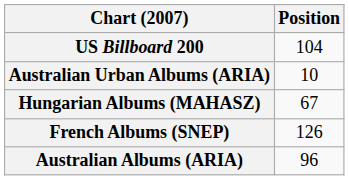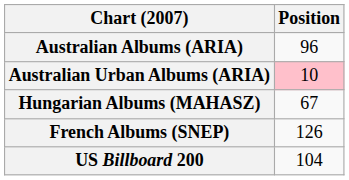rows swapped: (139, 160) <-> (139, 47)
(309, 75) no background -> (309, 75) pink background
